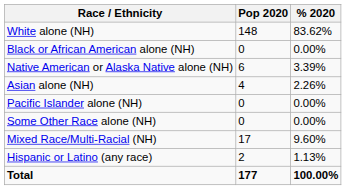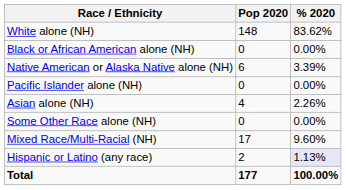rows swapped: (50, 85) <-> (75, 103)
(309, 157) no background -> (309, 157) lavender background
